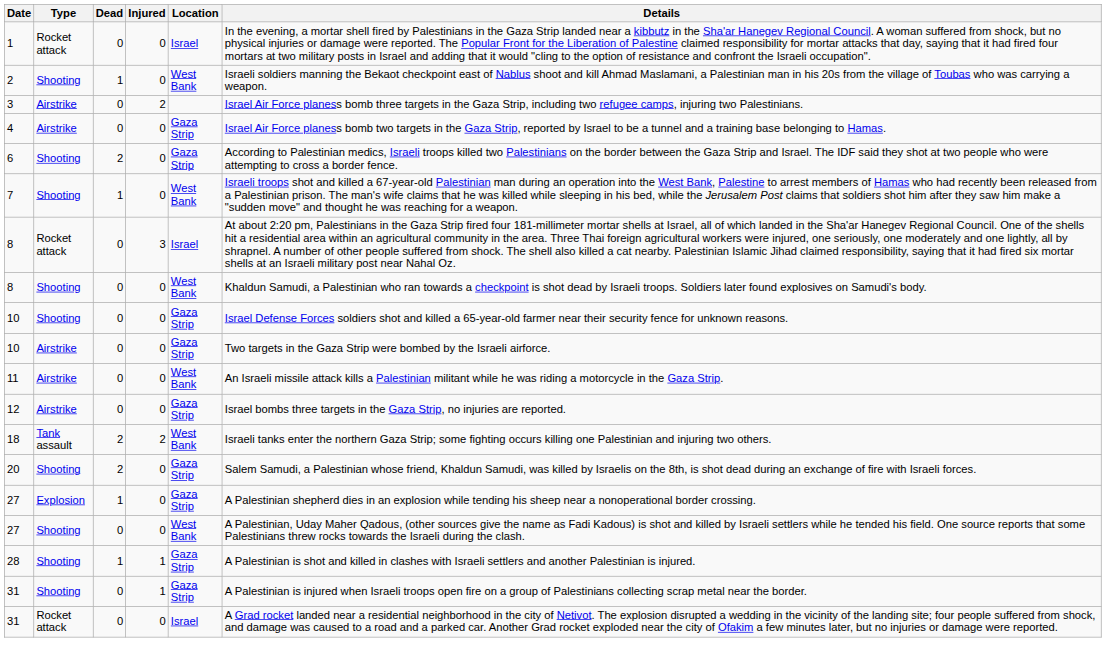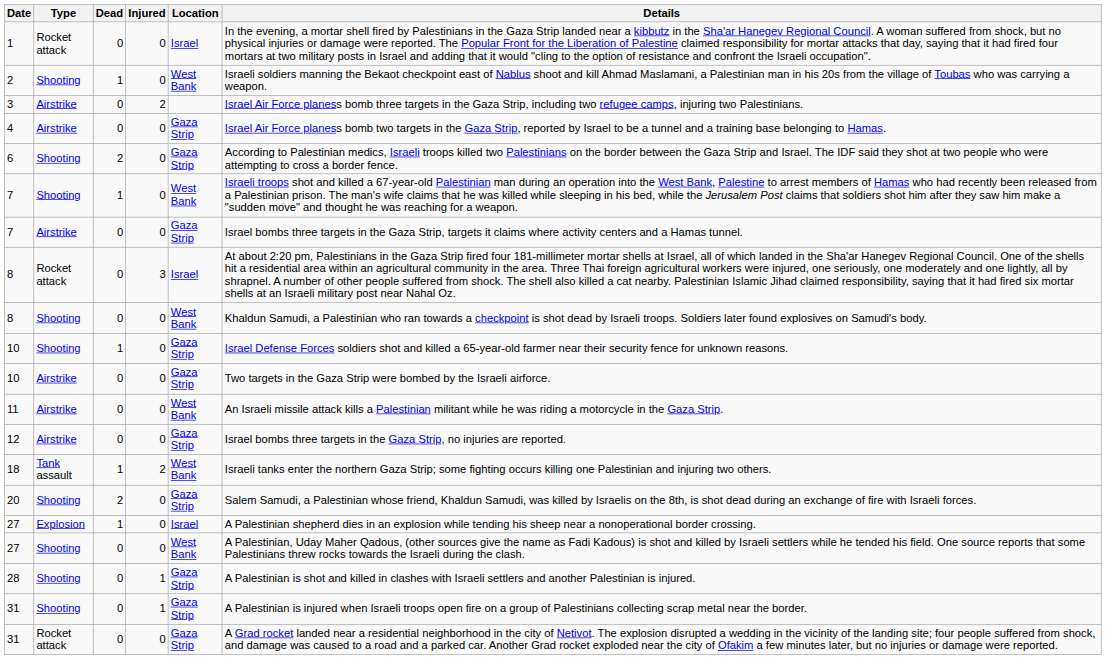+ row: (10, 232)
(120, 318) 0 -> (120, 348) 1
(120, 439) 2 -> (120, 469) 1
(184, 500) Gaza Strip -> (185, 524) Israel
(120, 561) 1 -> (120, 578) 0
(185, 621) Israel -> (184, 639) Gaza Strip
